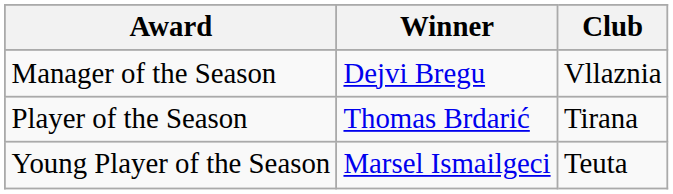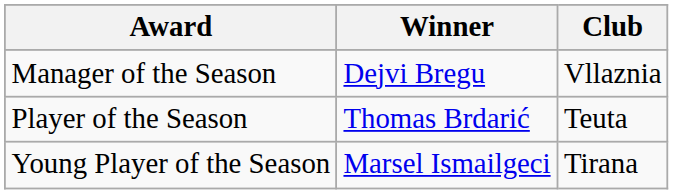(601, 118) Tirana -> (596, 118) Teuta
(596, 164) Teuta -> (601, 164) Tirana
